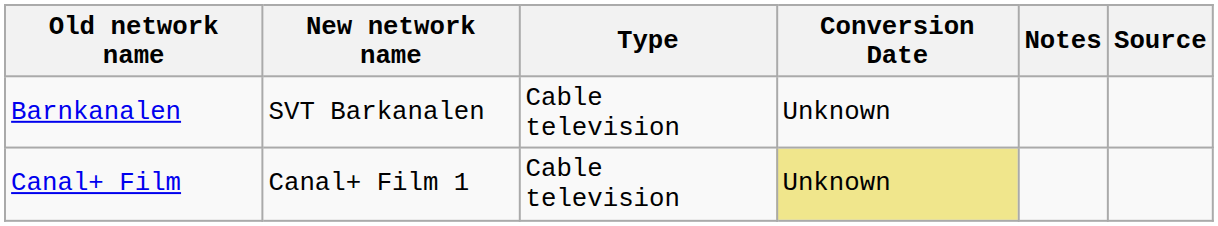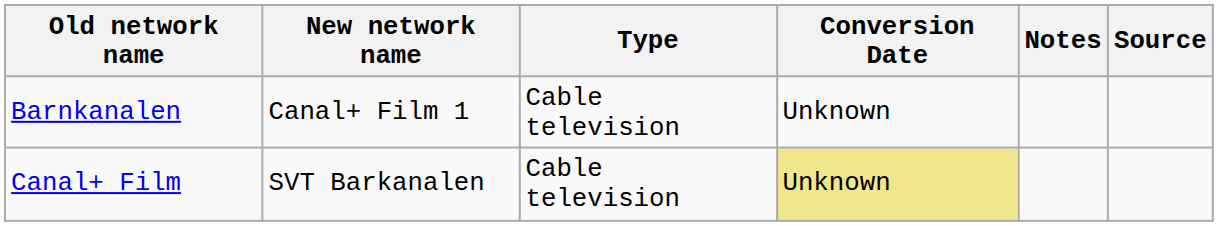(377, 112) SVT Barkanalen -> (369, 112) Canal+ Film 1
(369, 184) Canal+ Film 1 -> (377, 184) SVT Barkanalen
